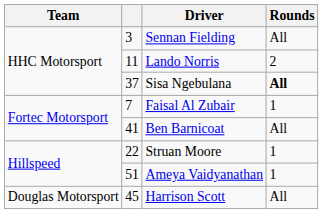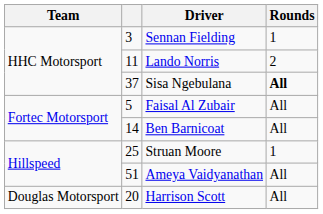(278, 38) All -> (273, 38) 1
(129, 106) 7 -> (129, 106) 5
(273, 106) 1 -> (278, 106) All
(132, 128) 41 -> (132, 128) 14
(132, 151) 22 -> (132, 151) 25
(273, 174) 1 -> (278, 174) All
(132, 196) 45 -> (132, 196) 20
